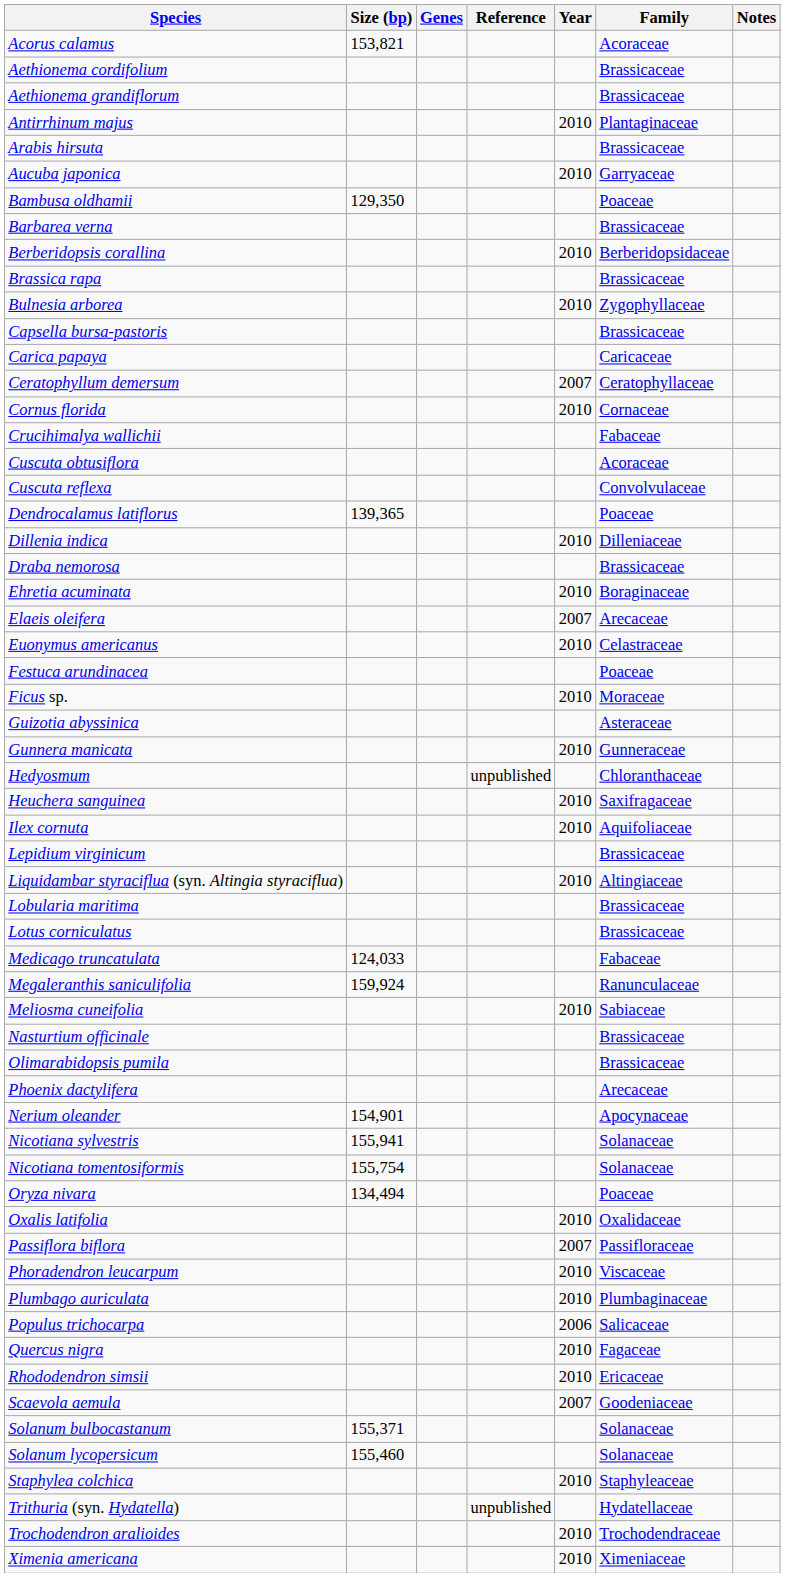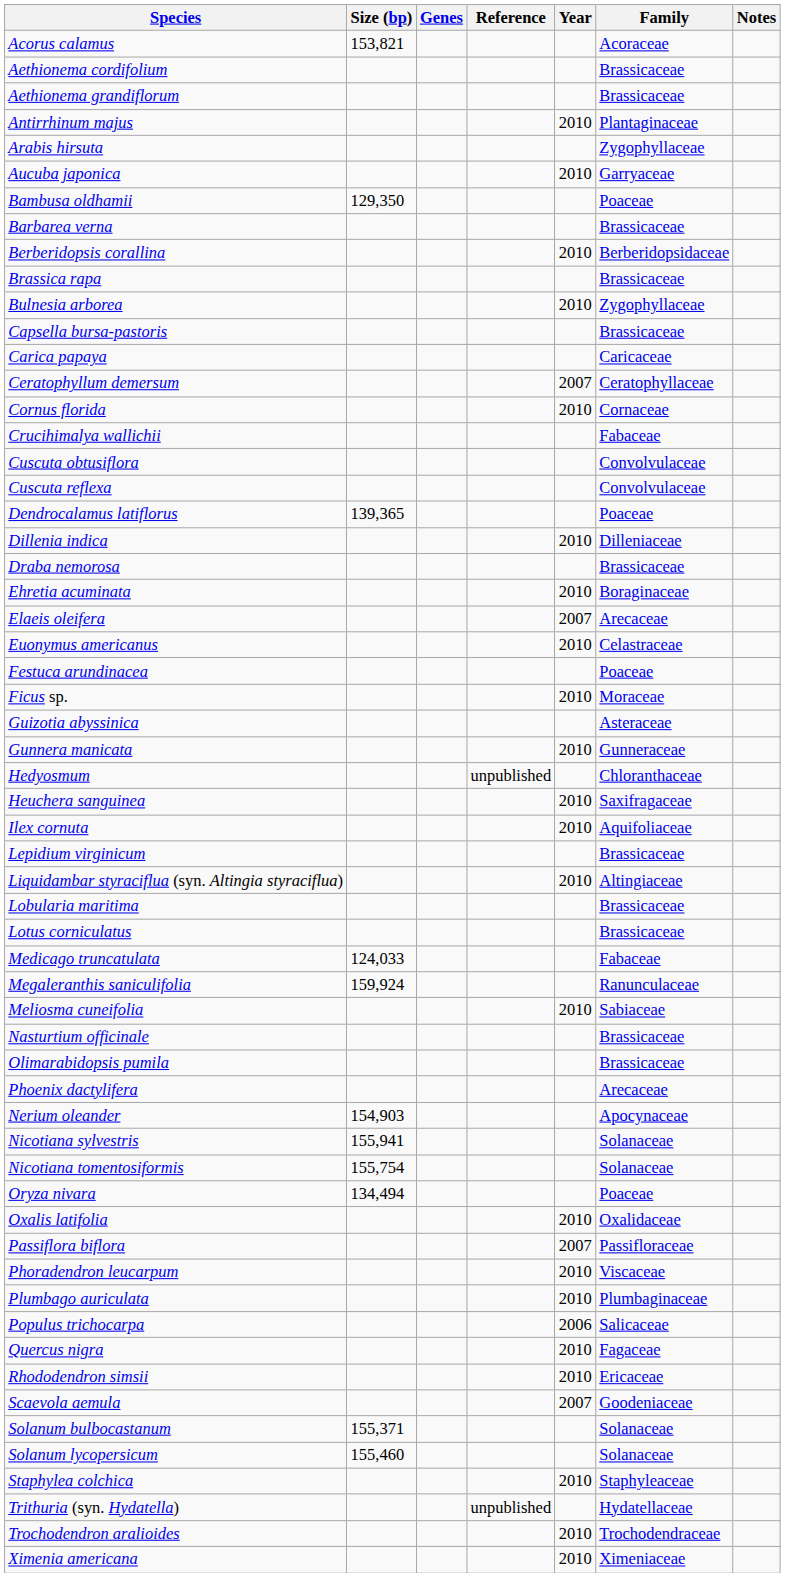(642, 148) Brassicaceae -> (652, 148) Zygophyllaceae
(634, 461) Acoraceae -> (652, 461) Convolvulaceae
(377, 1115) 154,901 -> (377, 1115) 154,903
